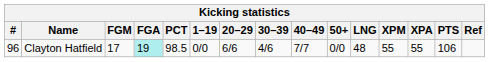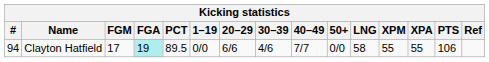(13, 48) 96 -> (13, 48) 94
(176, 48) 98.5 -> (176, 48) 89.5
(359, 48) 48 -> (359, 48) 58
